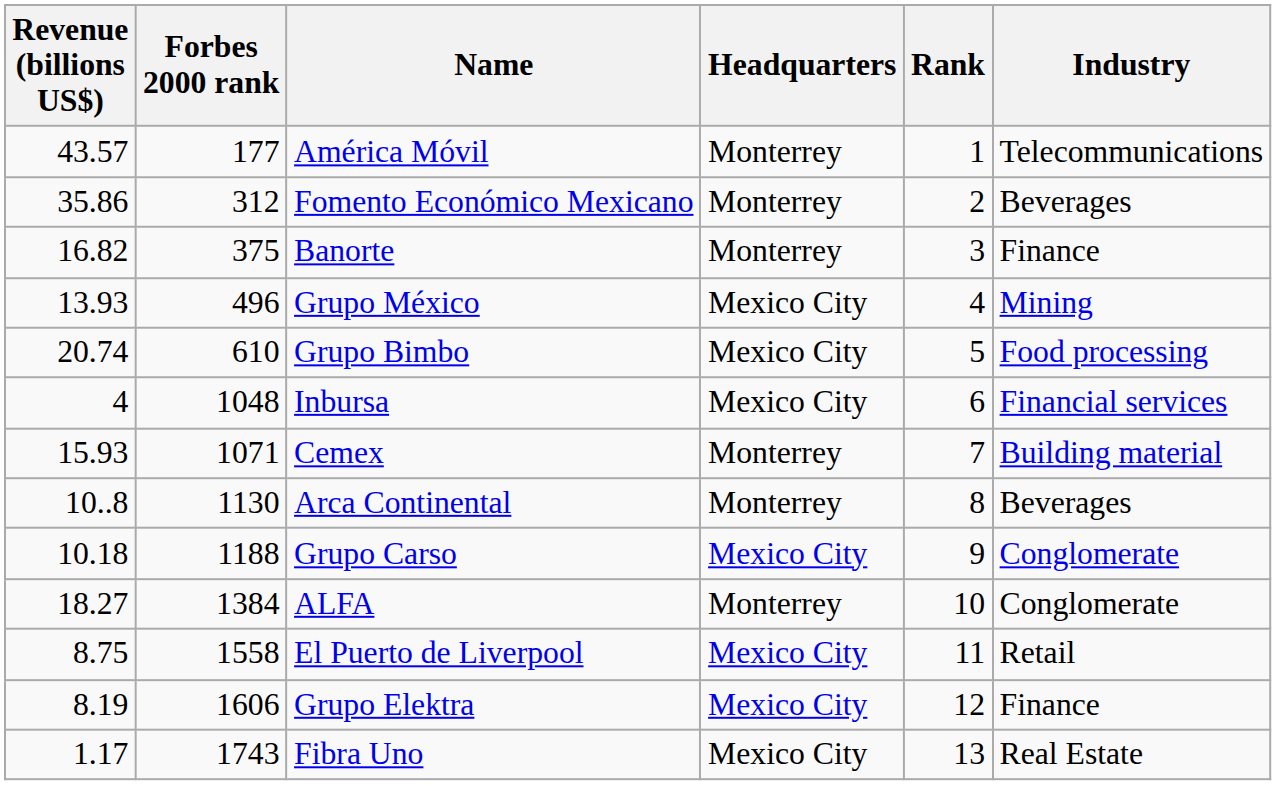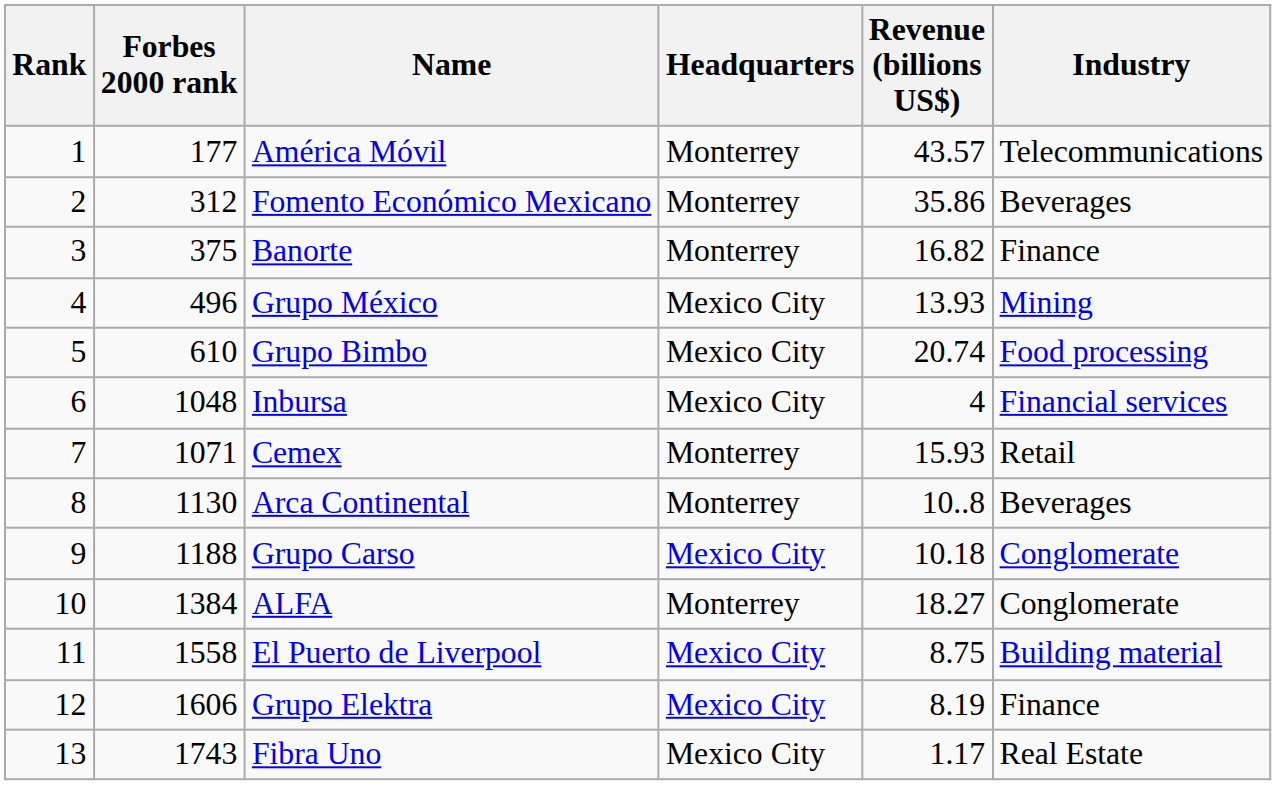columns swapped: (948, 65) <-> (70, 65)
(1111, 452) Building material -> (1037, 452) Retail
(1037, 653) Retail -> (1111, 653) Building material
